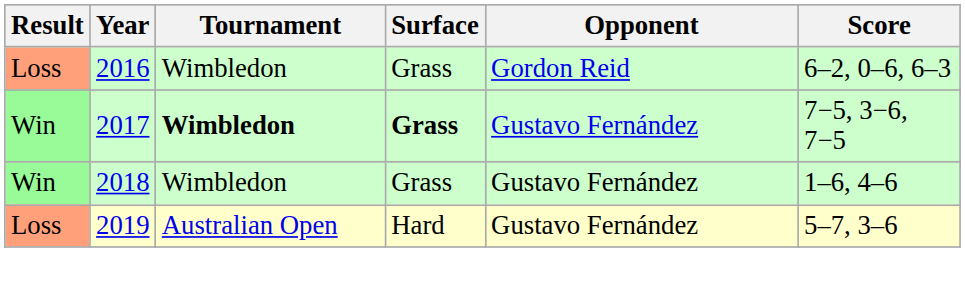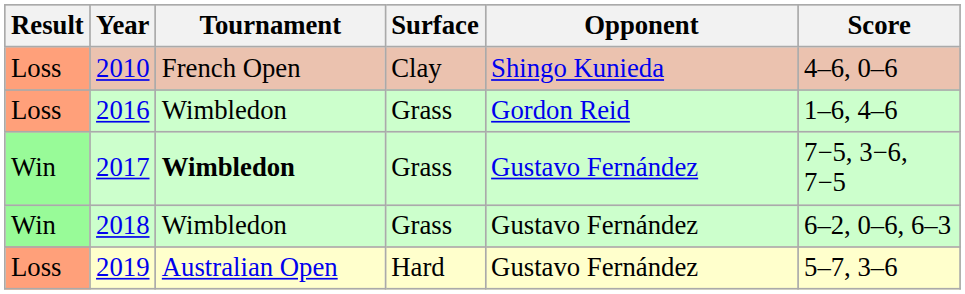+ row: (123, 68)
(878, 68) 6–2, 0–6, 6–3 -> (851, 110) 1–6, 4–6
(425, 125) bold -> (422, 167) normal
(851, 182) 1–6, 4–6 -> (878, 225) 6–2, 0–6, 6–3
